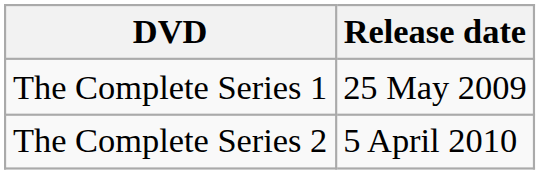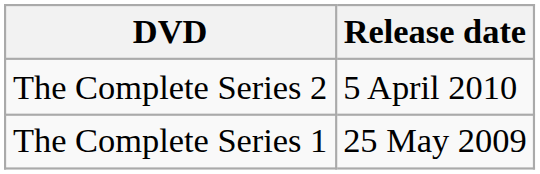rows swapped: (170, 86) <-> (170, 140)
